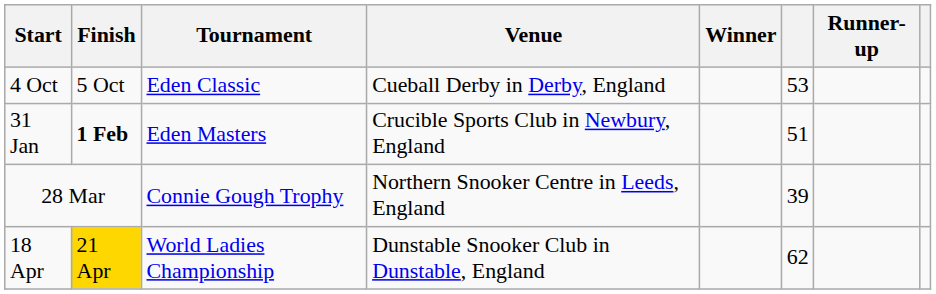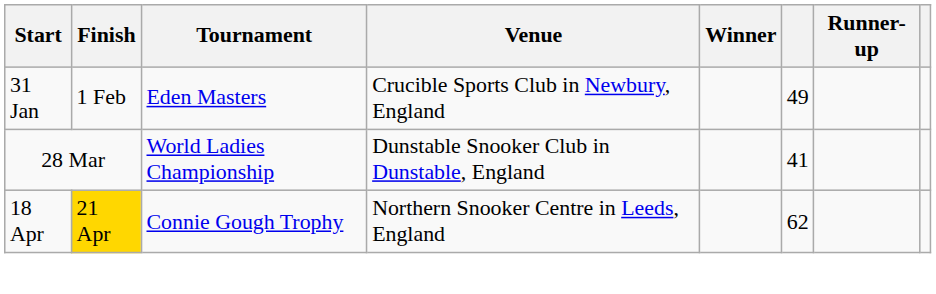- row: (34, 84)
(102, 133) bold -> (101, 97) normal
(798, 133) 51 -> (798, 97) 49
(245, 195) Connie Gough Trophy -> (210, 159) World Ladies Championship
(526, 195) Northern Snooker Centre in Leeds, England -> (491, 159) Dunstable Snooker Club in Dunstable, England
(798, 195) 39 -> (798, 159) 41
(210, 257) World Ladies Championship -> (245, 221) Connie Gough Trophy
(491, 257) Dunstable Snooker Club in Dunstable, England -> (526, 221) Northern Snooker Centre in Leeds, England
